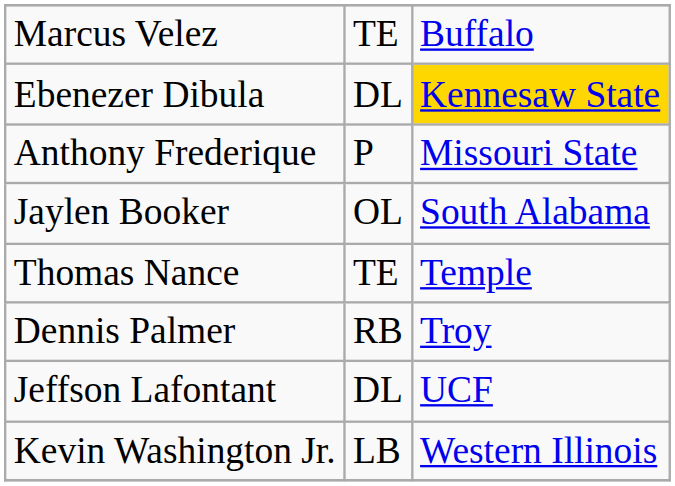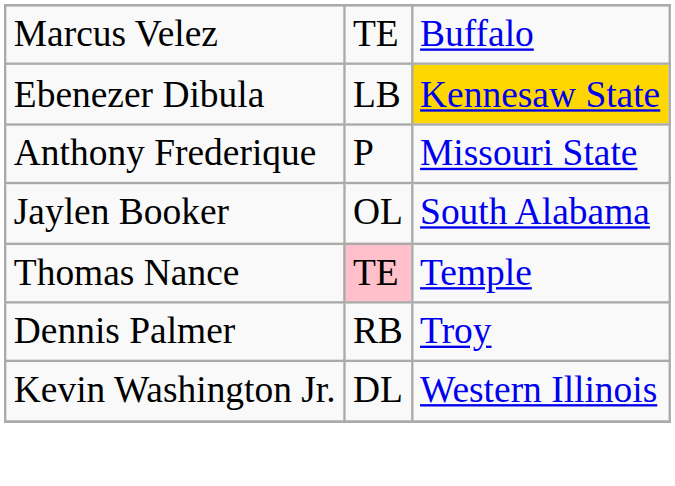(378, 93) DL -> (377, 93) LB
(376, 271) no background -> (376, 271) pink background
- row: (145, 390)
(377, 449) LB -> (378, 390) DL
